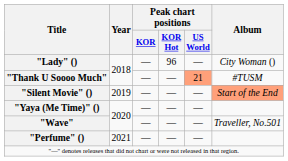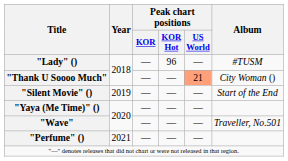(247, 62) City Woman () -> (247, 62) #TUSM
(247, 77) #TUSM -> (247, 77) City Woman ()
(247, 93) lightsalmon background -> (247, 93) no background
